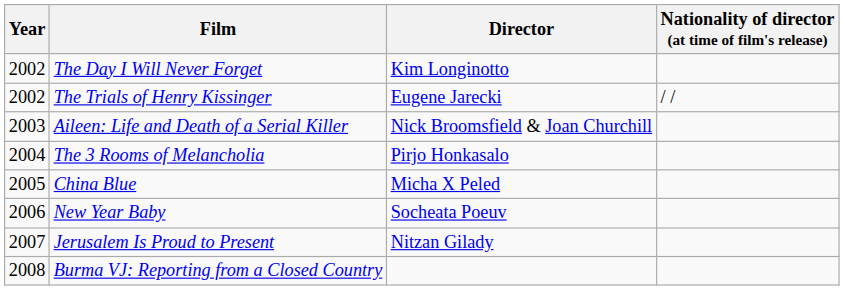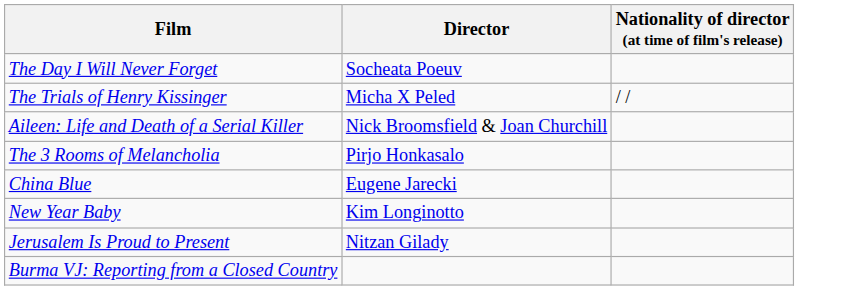- column: (27, 29)
(450, 68) Kim Longinotto -> (404, 68) Socheata Poeuv
(446, 97) Eugene Jarecki -> (401, 97) Micha X Peled
(445, 184) Micha X Peled -> (401, 184) Eugene Jarecki
(449, 213) Socheata Poeuv -> (405, 213) Kim Longinotto
